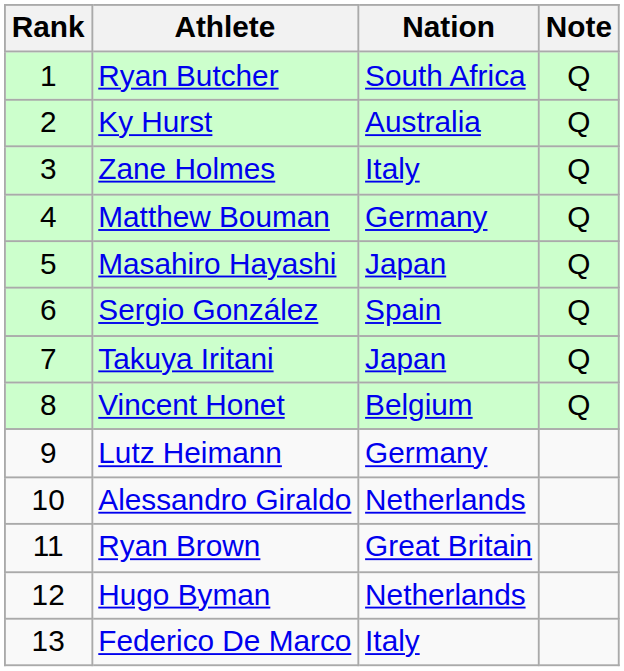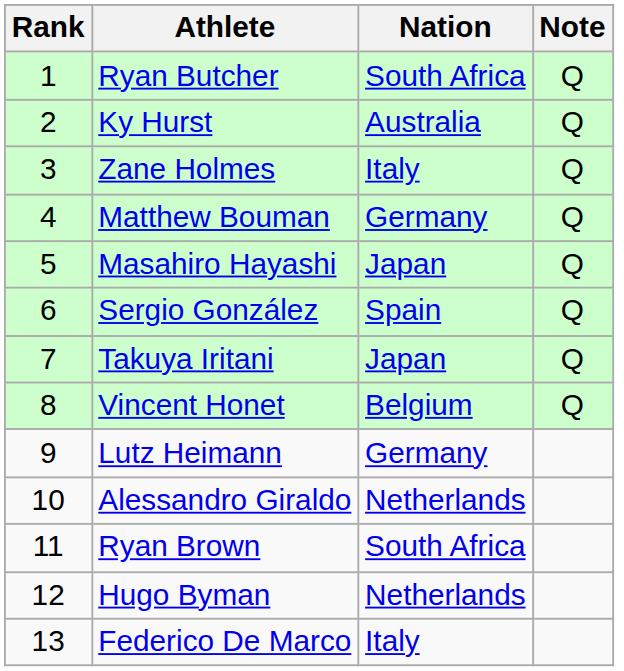(449, 547) Great Britain -> (445, 547) South Africa
